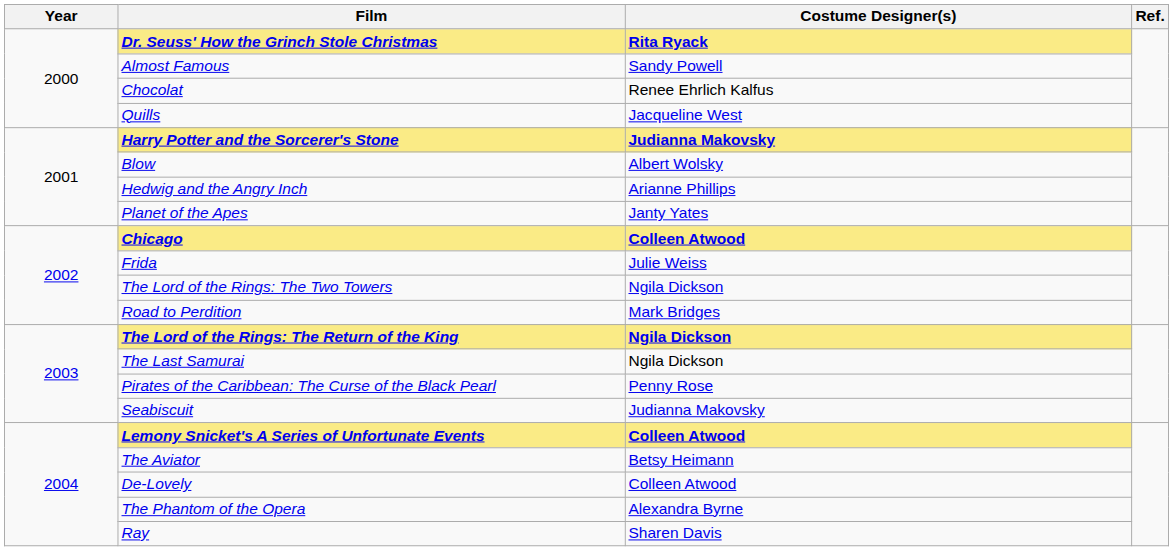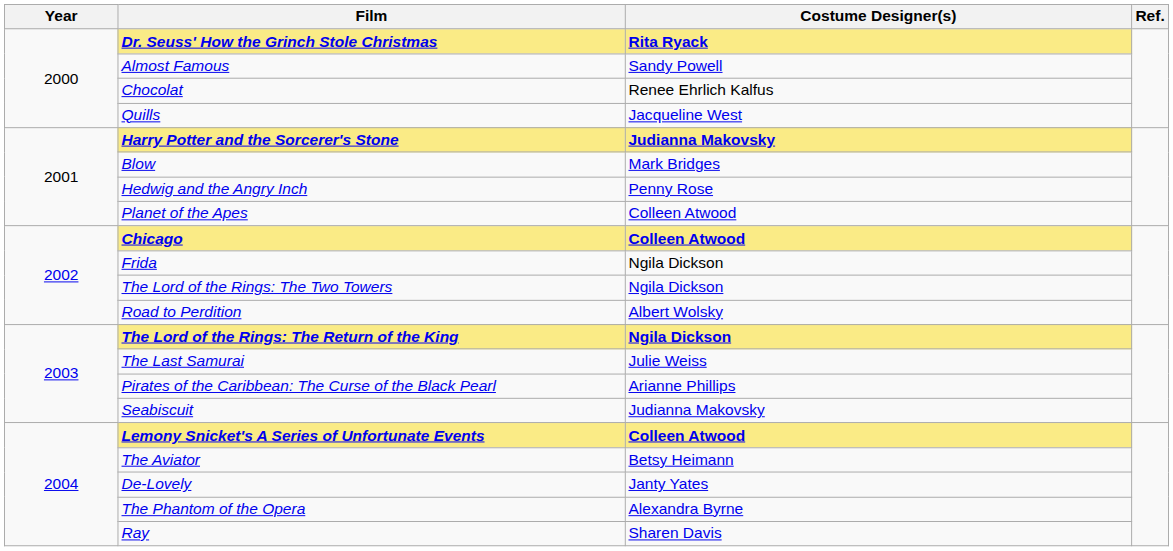(676, 164) Albert Wolsky -> (674, 164) Mark Bridges
(682, 189) Arianne Phillips -> (671, 189) Penny Rose
(668, 213) Janty Yates -> (682, 213) Colleen Atwood
(668, 262) Julie Weiss -> (676, 262) Ngila Dickson
(674, 312) Mark Bridges -> (676, 312) Albert Wolsky
(676, 361) Ngila Dickson -> (668, 361) Julie Weiss
(671, 386) Penny Rose -> (682, 386) Arianne Phillips
(682, 484) Colleen Atwood -> (668, 484) Janty Yates
